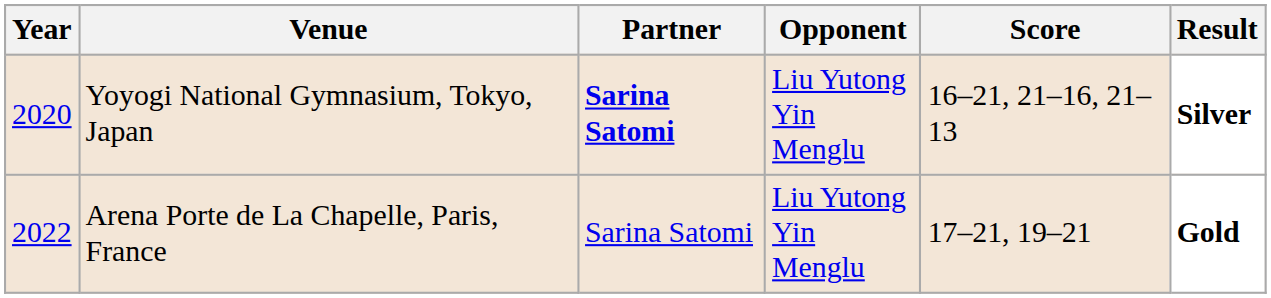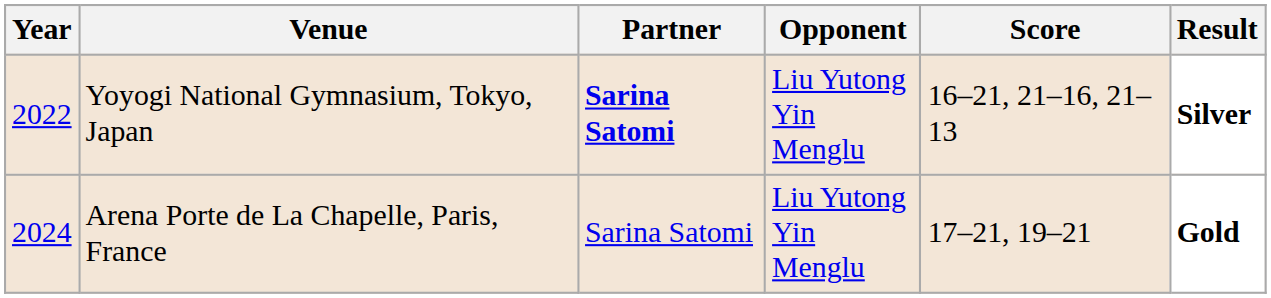(42, 113) 2020 -> (42, 113) 2022
(42, 233) 2022 -> (42, 233) 2024
